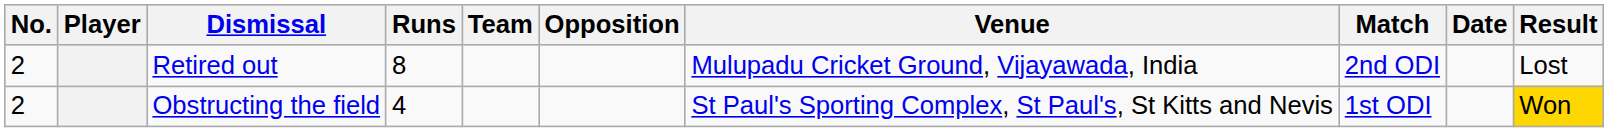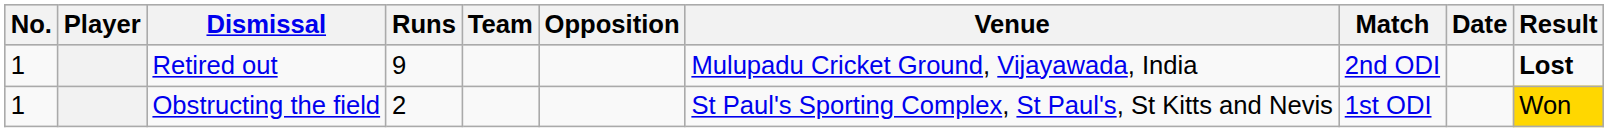(18, 65) 2 -> (18, 65) 1
(399, 65) 8 -> (399, 65) 9
(1543, 65) normal -> (1546, 65) bold
(18, 106) 2 -> (18, 106) 1
(399, 106) 4 -> (399, 106) 2
